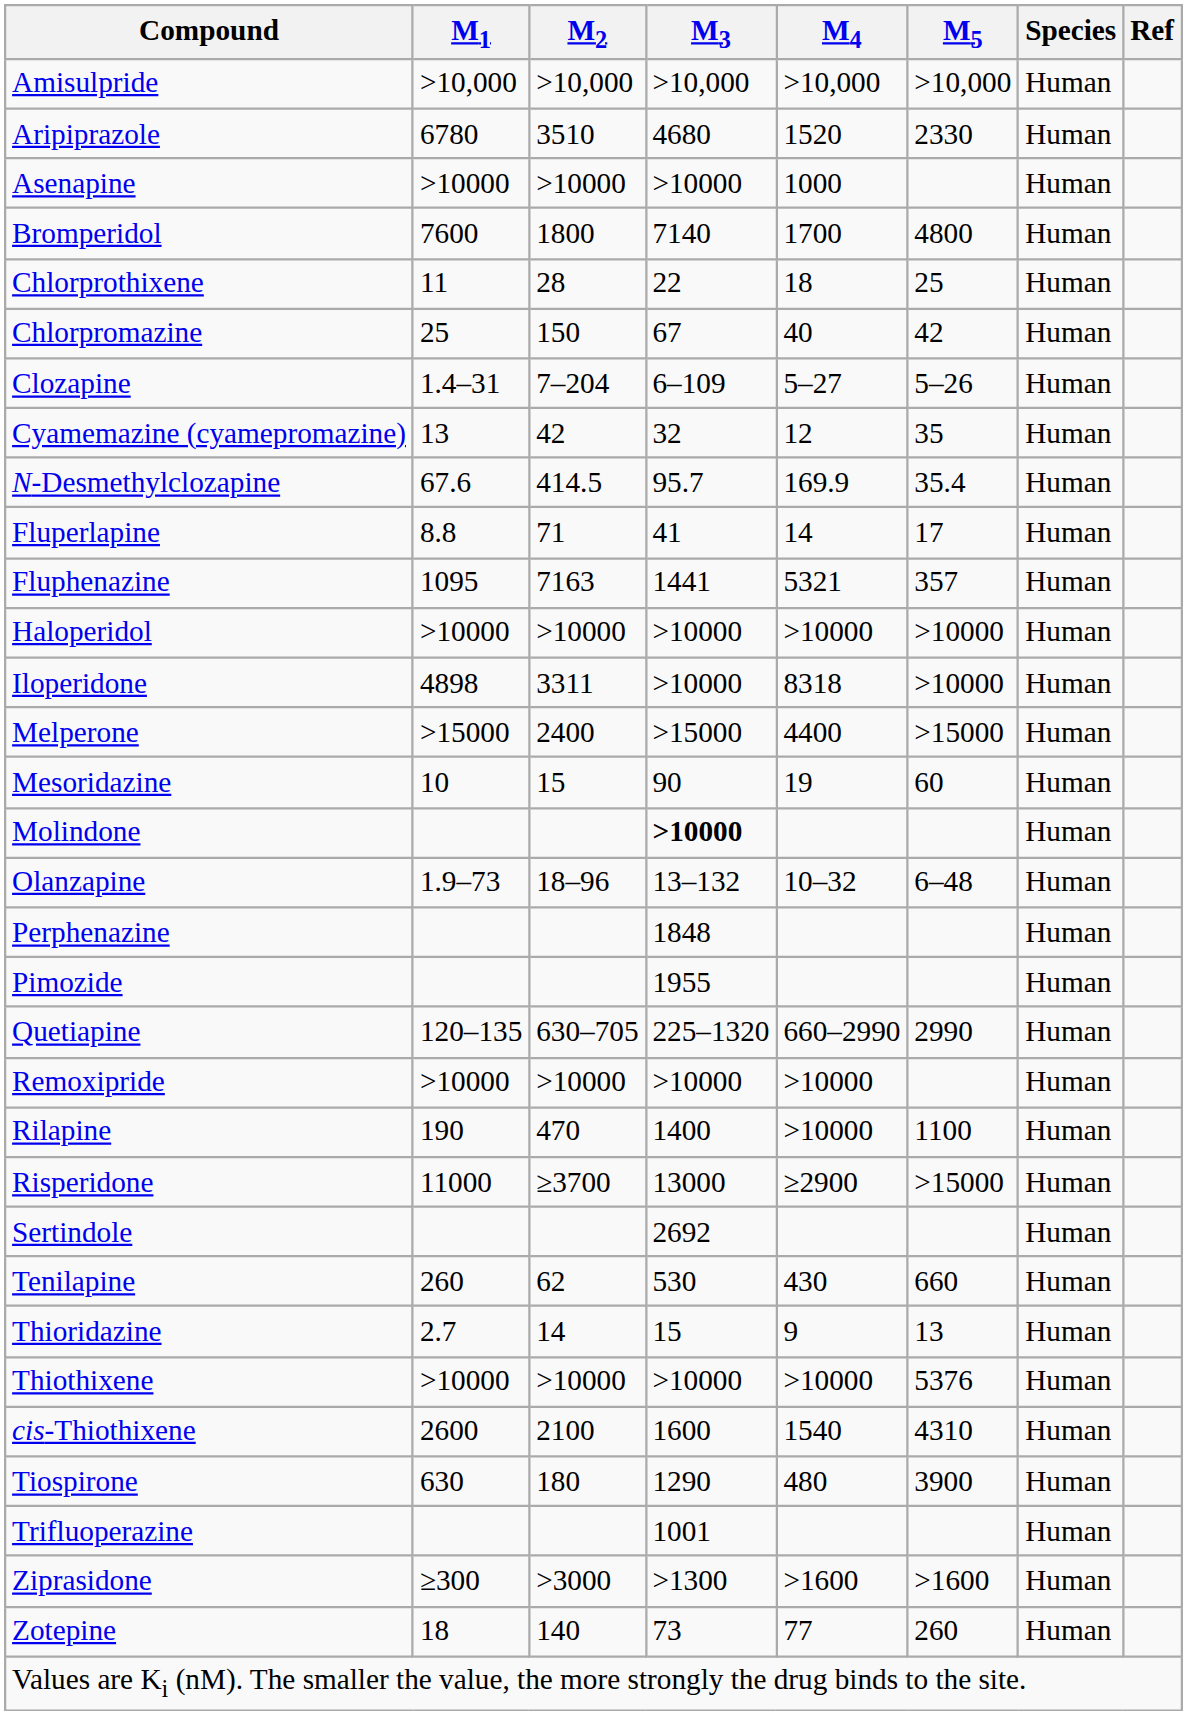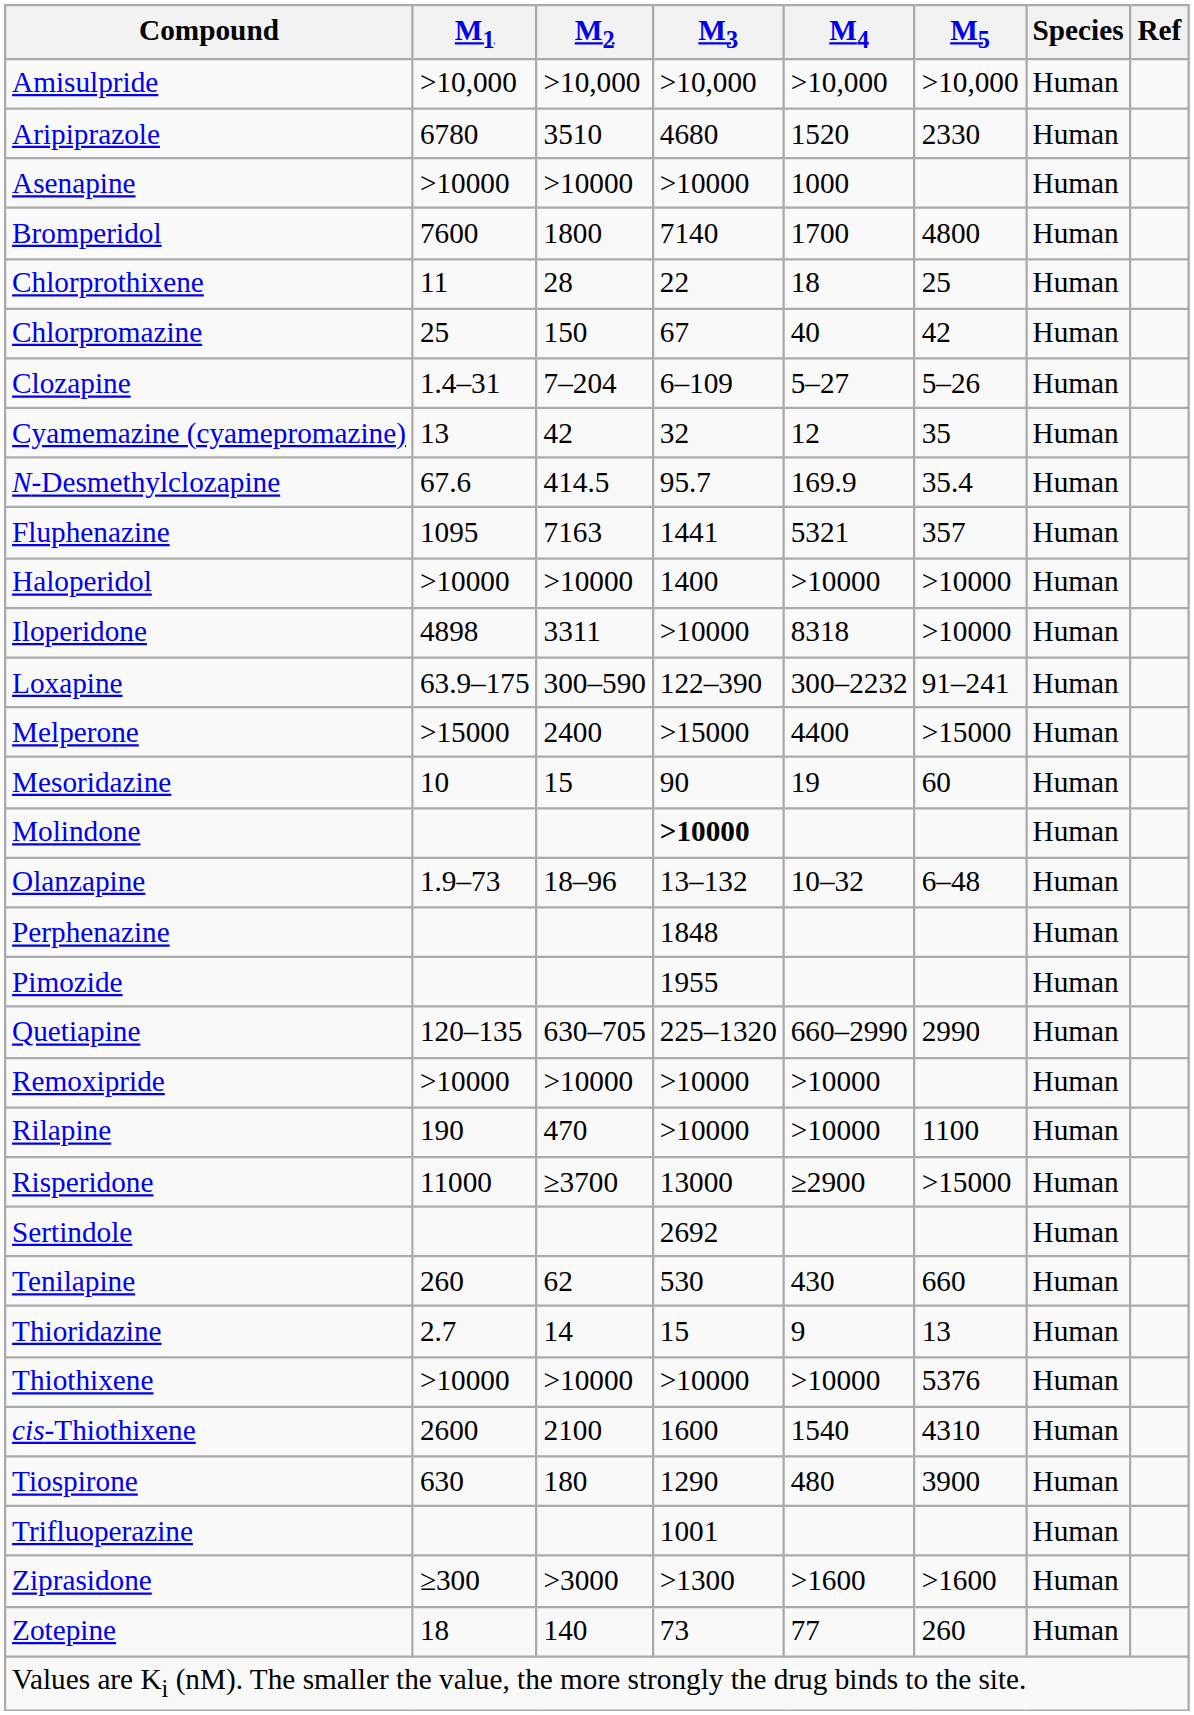- row: (86, 532)
(697, 632) >10000 -> (689, 582) 1400
+ row: (67, 682)
(682, 1131) 1400 -> (705, 1131) >10000
